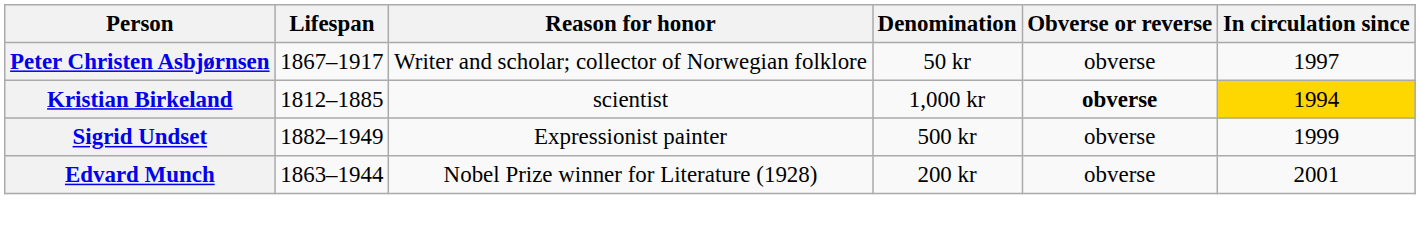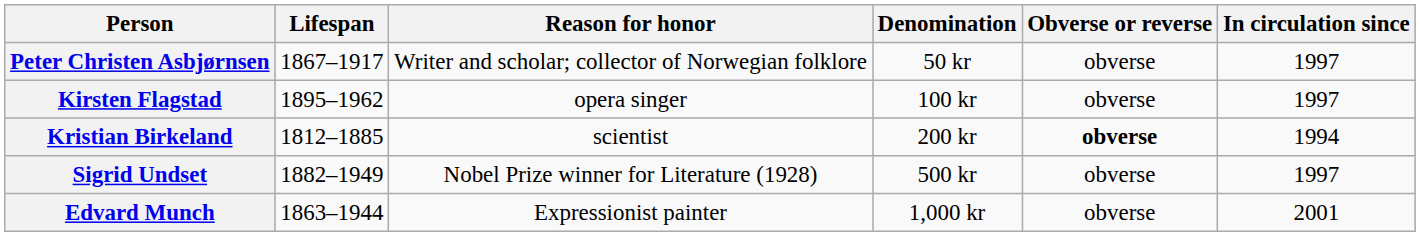+ row: (140, 99)
(947, 99) 1,000 kr -> (947, 137) 200 kr
(1316, 99) gold background -> (1316, 137) no background
(631, 137) Expressionist painter -> (631, 174) Nobel Prize winner for Literature (1928)
(1316, 137) 1999 -> (1316, 174) 1997
(631, 174) Nobel Prize winner for Literature (1928) -> (631, 212) Expressionist painter
(947, 174) 200 kr -> (947, 212) 1,000 kr
